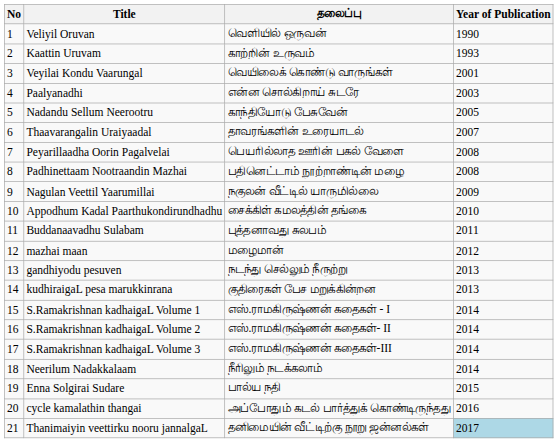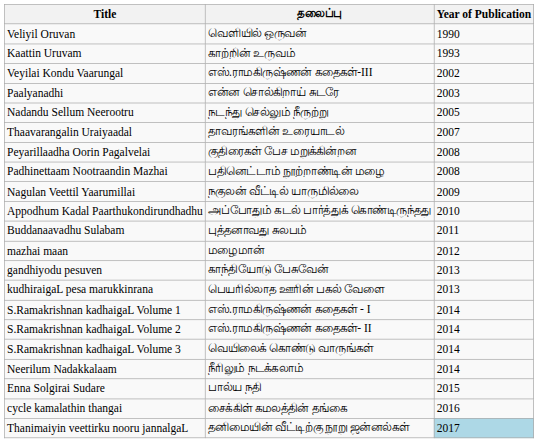- column: (14, 14)
(310, 72) வெயிலைக் கொண்டு வாருங்கள் -> (290, 72) எஸ்.ராமகிருஷ்ணன் கதைகள்-III
(468, 73) 2001 -> (448, 73) 2002
(288, 112) காந்தியோடு பேசுவேன் -> (268, 112) நடந்து செல்லும் நீருற்று
(315, 151) பெயரில்லாத ஊரின் பகல் வேளை -> (282, 151) குதிரைகள் பேச மறுக்கின்றன
(297, 210) சைக்கிள் கமலத்தின் தங்கை -> (320, 210) அப்போதும் கடல் பார்த்துக் கொண்டிருந்தது
(288, 269) நடந்து செல்லும் நீருற்று -> (268, 269) காந்தியோடு பேசுவேன்
(302, 289) குதிரைகள் பேச மறுக்கின்றன -> (296, 289) பெயரில்லாத ஊரின் பகல் வேளை
(310, 348) எஸ்.ராமகிருஷ்ணன் கதைகள்-III -> (291, 348) வெயிலைக் கொண்டு வாருங்கள்
(339, 407) அப்போதும் கடல் பார்த்துக் கொண்டிருந்தது -> (278, 407) சைக்கிள் கமலத்தின் தங்கை
